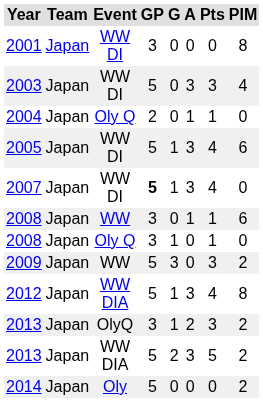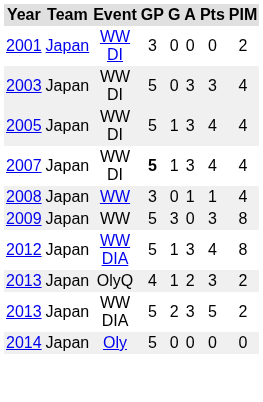(243, 46) 8 -> (243, 46) 2
- row: (24, 116)
(243, 148) 6 -> (243, 126) 4
(243, 188) 0 -> (243, 166) 4
(243, 218) 6 -> (243, 196) 4
- row: (24, 240)
(243, 262) 2 -> (243, 218) 8
(152, 324) 3 -> (152, 280) 4
(243, 386) 2 -> (243, 342) 0
